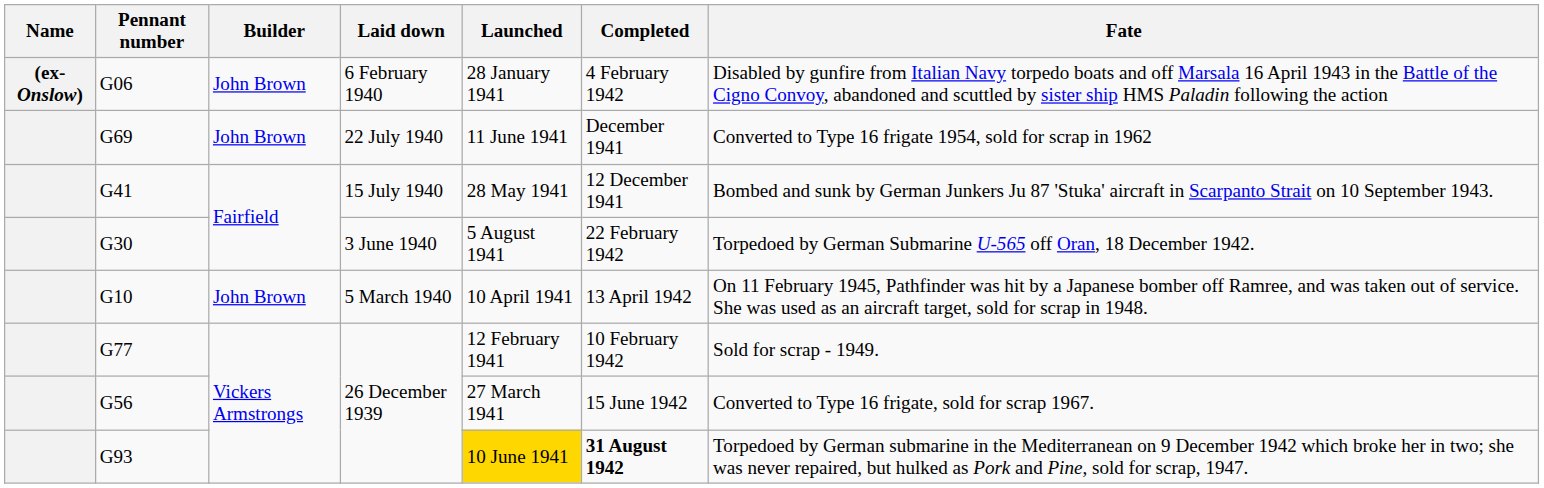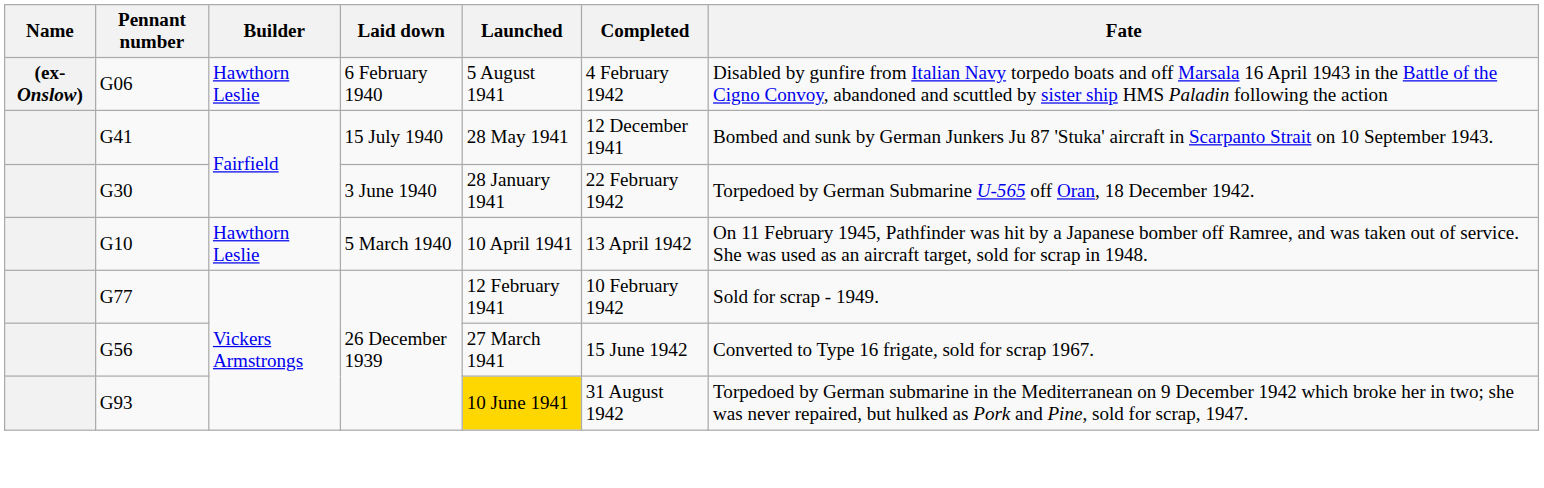(259, 83) John Brown -> (251, 83) Hawthorn Leslie
(508, 83) 28 January 1941 -> (501, 83) 5 August 1941
- row: (116, 136)
(501, 243) 5 August 1941 -> (508, 189) 28 January 1941
(259, 296) John Brown -> (251, 243) Hawthorn Leslie
(626, 455) bold -> (625, 402) normal
